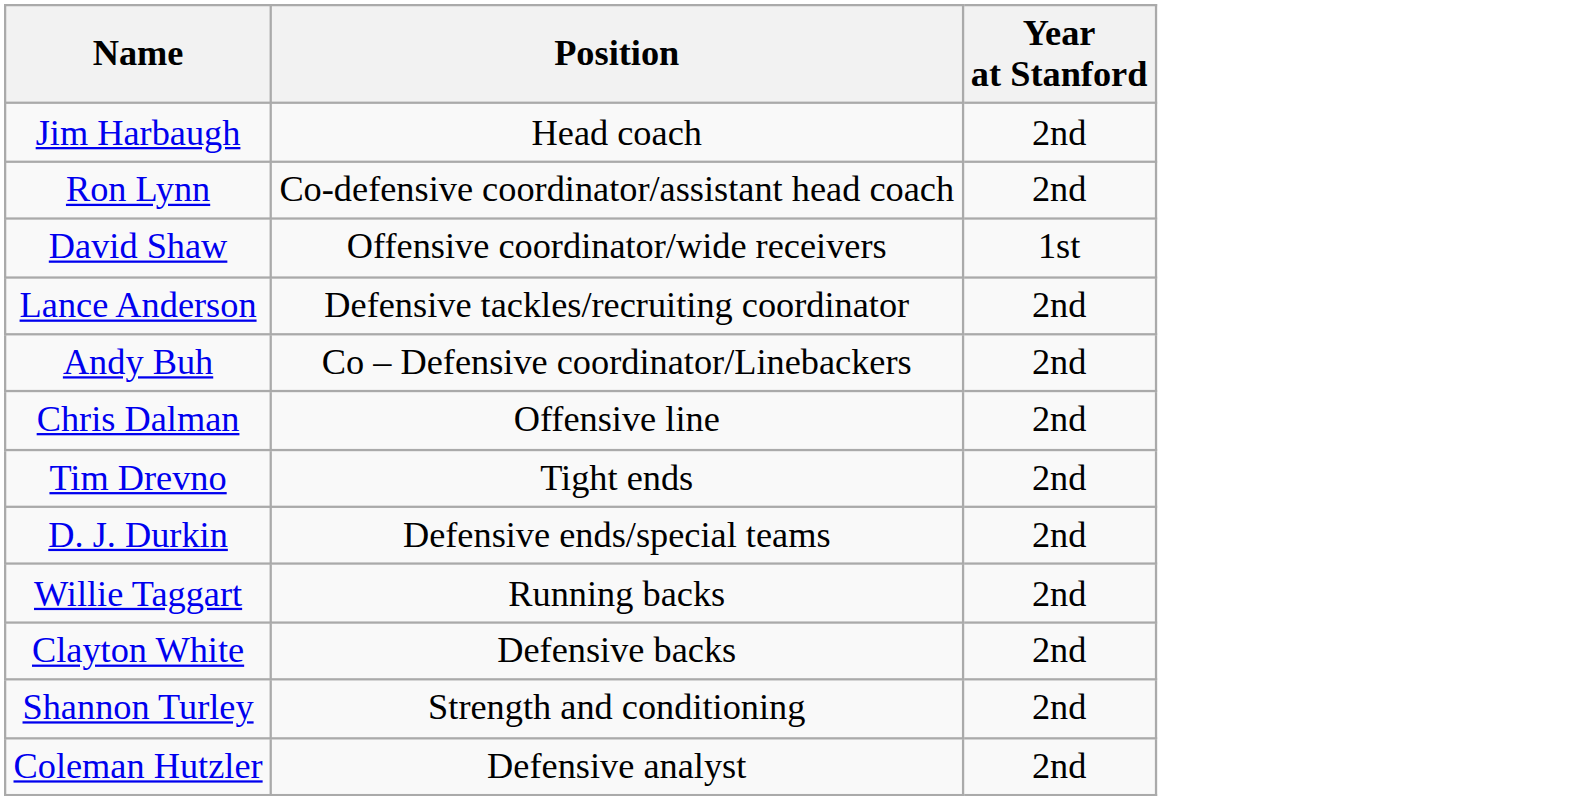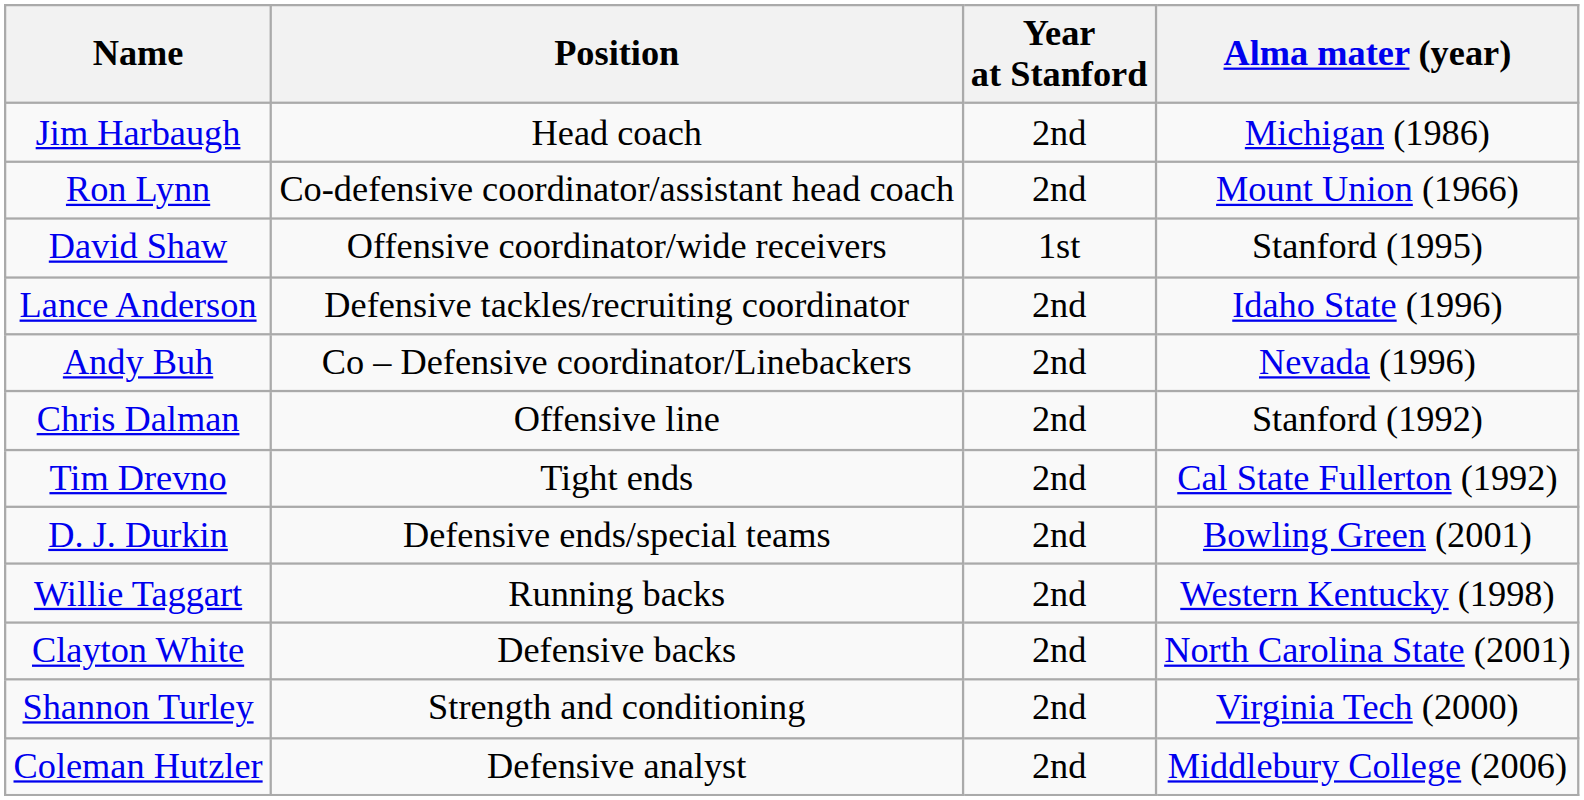+ column: (1367, 53)
